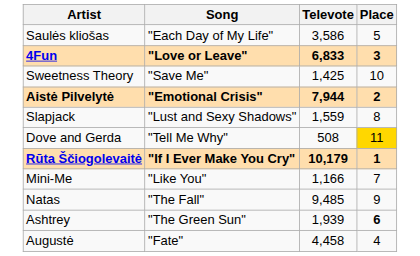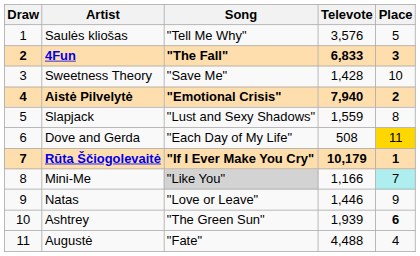+ column: (23, 14)
(211, 35) "Each Day of My Life" -> (207, 35) "Tell Me Why"
(328, 35) 3,586 -> (347, 35) 3,576
(198, 55) "Love or Leave" -> (197, 55) "The Fall"
(328, 76) 1,425 -> (347, 76) 1,428
(328, 96) 7,944 -> (347, 96) 7,940
(188, 138) "Tell Me Why" -> (229, 138) "Each Day of My Life"
(177, 179) no background -> (196, 179) lightgrey background
(377, 179) no background -> (396, 179) paleturquoise background
(176, 199) "The Fall" -> (213, 199) "Love or Leave"
(328, 199) 9,485 -> (347, 199) 1,446
(328, 240) 4,458 -> (347, 240) 4,488
